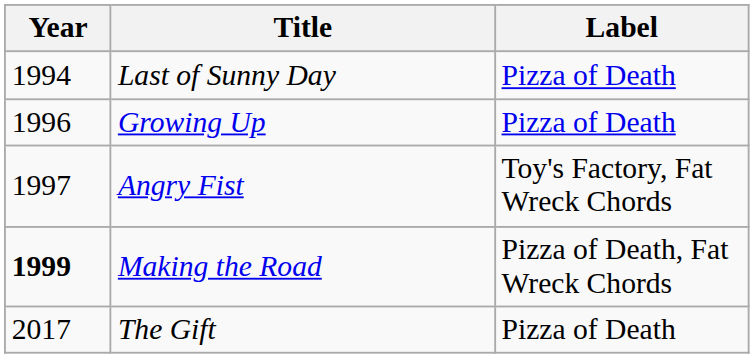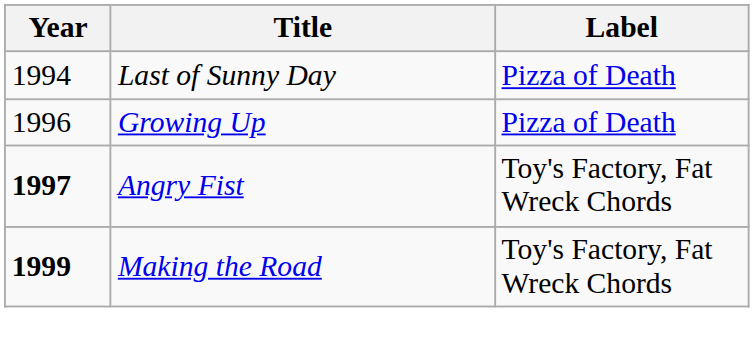(41, 185) normal -> (41, 185) bold
(615, 265) Pizza of Death, Fat Wreck Chords -> (607, 265) Toy's Factory, Fat Wreck Chords
- row: (167, 329)
